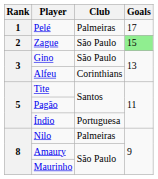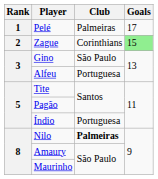(96, 43) São Paulo -> (100, 43) Corinthians
(100, 74) Corinthians -> (99, 74) Portuguesa
(96, 136) normal -> (98, 136) bold
